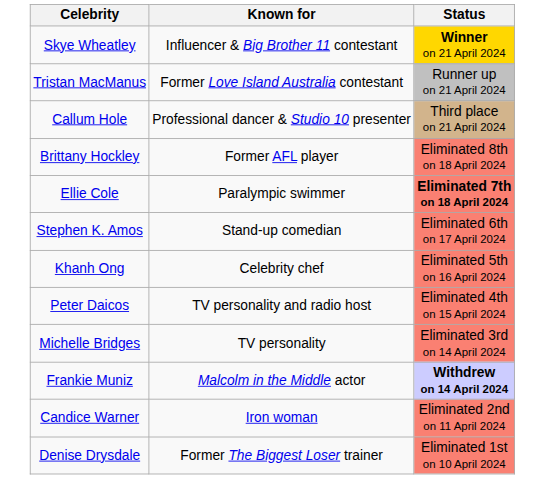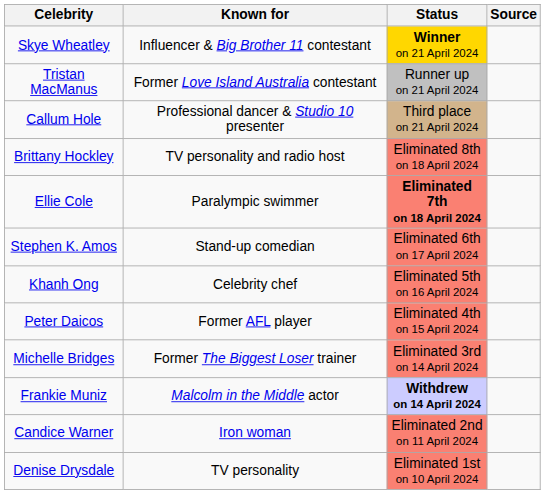+ column: (514, 15)
(282, 156) Former AFL player -> (255, 156) TV personality and radio host
(282, 306) TV personality and radio host -> (255, 321) Former AFL player
(282, 343) TV personality -> (255, 358) Former The Biggest Loser trainer
(282, 455) Former The Biggest Loser trainer -> (255, 470) TV personality
